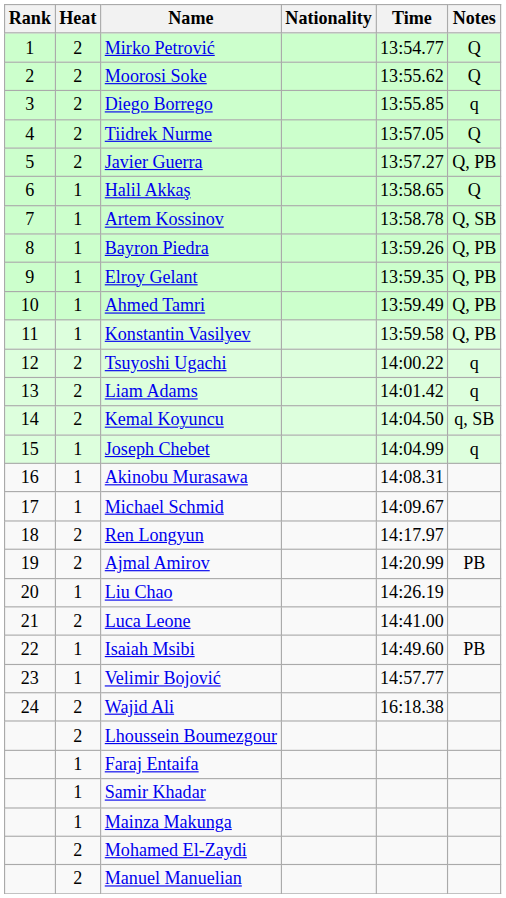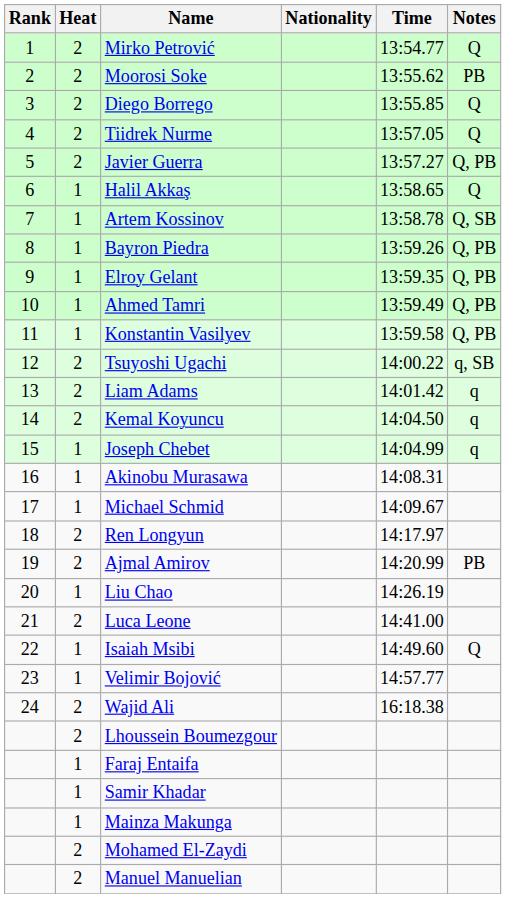(474, 76) Q -> (474, 76) PB
(474, 104) q -> (474, 104) Q
(474, 362) q -> (474, 362) q, SB
(474, 420) q, SB -> (474, 420) q
(474, 649) PB -> (474, 649) Q
